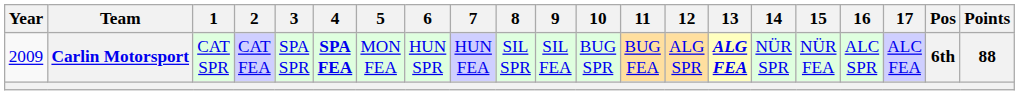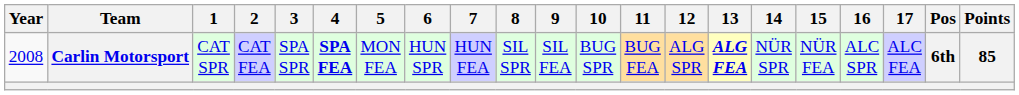(26, 56) 2009 -> (26, 56) 2008
(987, 56) 88 -> (987, 56) 85
